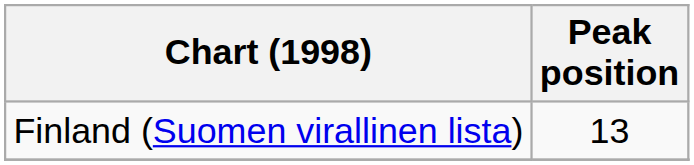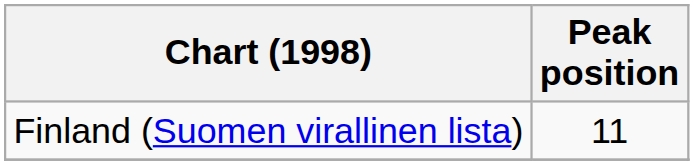(610, 130) 13 -> (610, 130) 11
